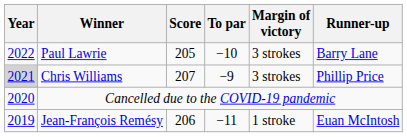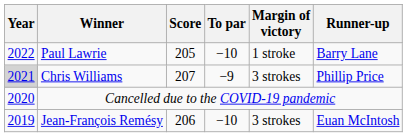(276, 54) 3 strokes -> (274, 54) 1 stroke
(227, 121) −11 -> (227, 121) −10
(274, 121) 1 stroke -> (276, 121) 3 strokes
